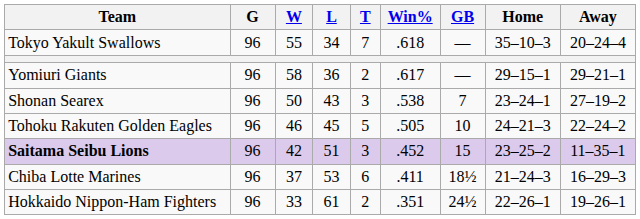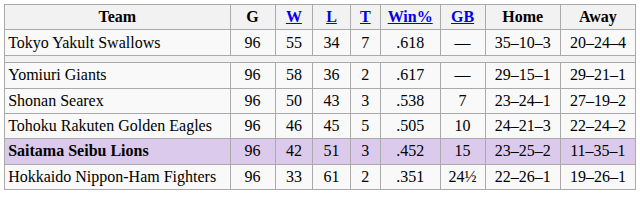- row: (74, 176)
